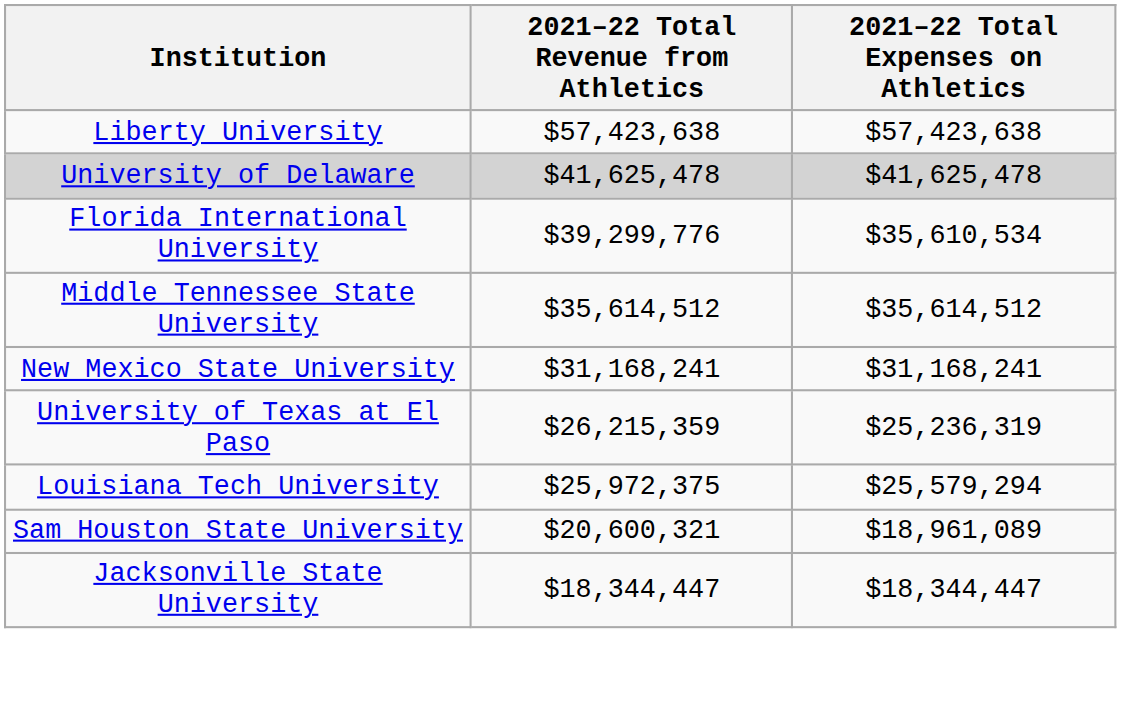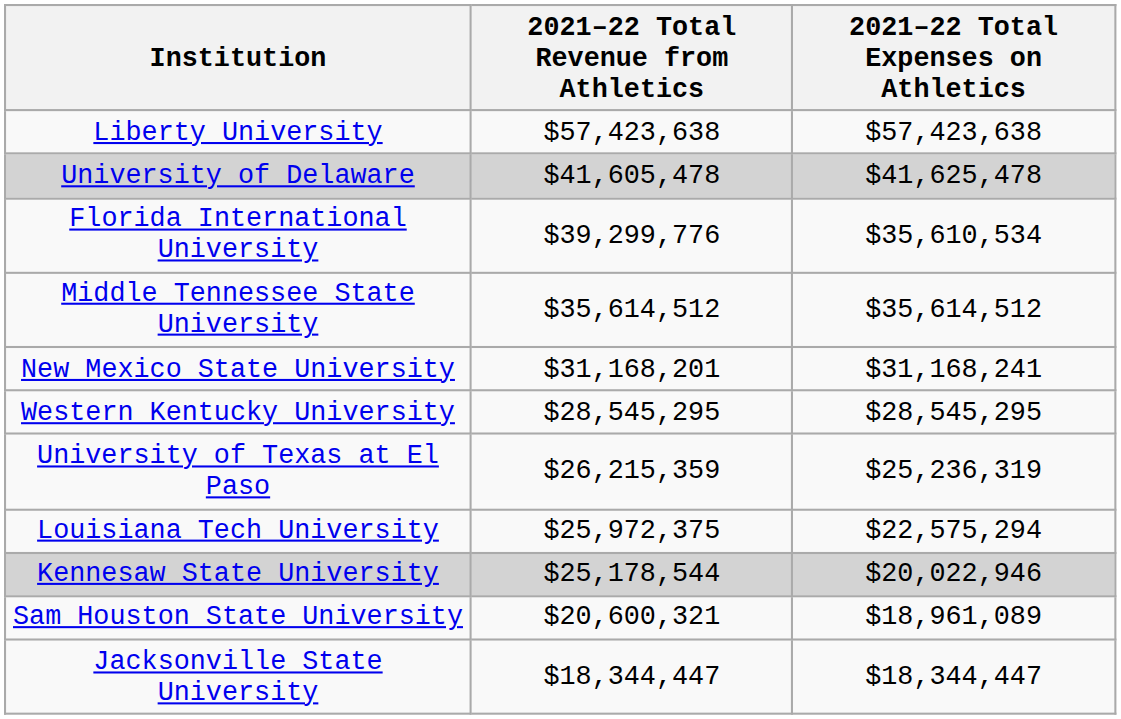(632, 176) $41,625,478 -> (632, 176) $41,605,478
(632, 369) $31,168,241 -> (632, 369) $31,168,201
+ row: (238, 412)
(954, 487) $25,579,294 -> (954, 531) $22,575,294
+ row: (238, 574)
